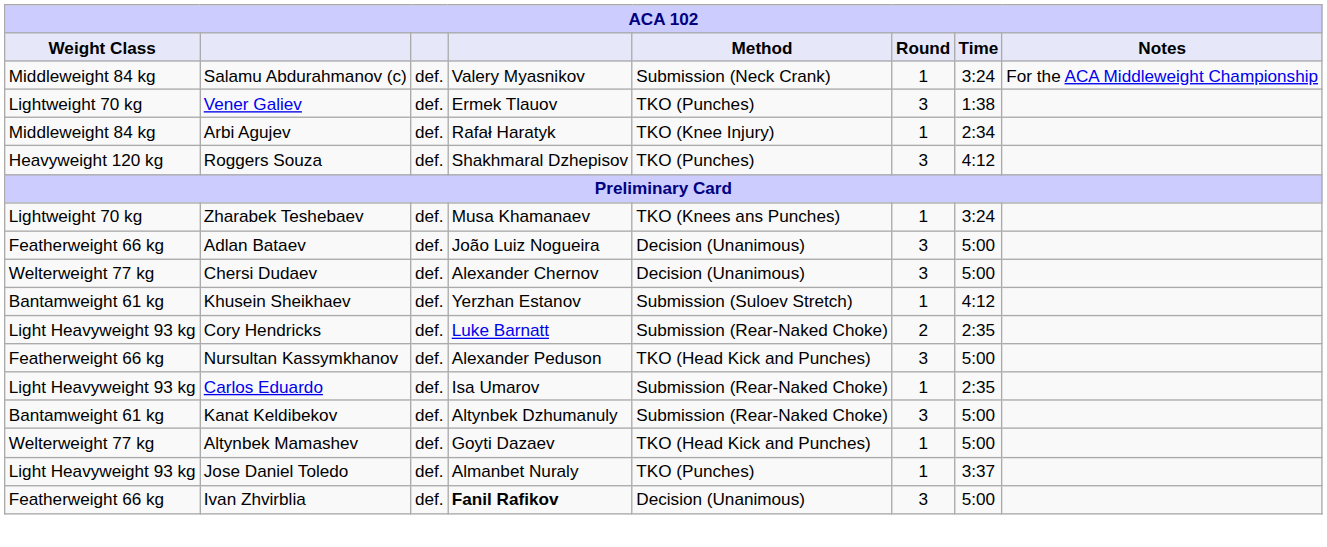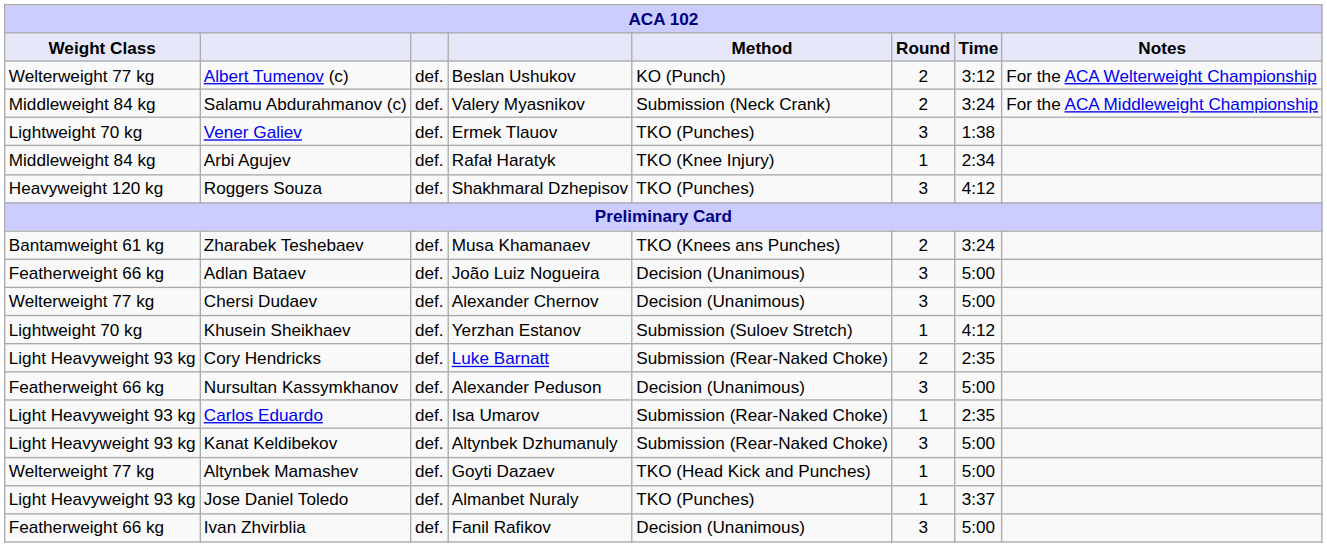+ row: (276, 75)
(923, 75) 1 -> (923, 103) 2
(75, 216) Lightweight 70 kg -> (86, 245) Bantamweight 61 kg
(923, 216) 1 -> (923, 245) 2
(86, 301) Bantamweight 61 kg -> (75, 330) Lightweight 70 kg
(753, 358) TKO (Head Kick and Punches) -> (721, 386) Decision (Unanimous)
(86, 414) Bantamweight 61 kg -> (102, 443) Light Heavyweight 93 kg
(505, 499) bold -> (501, 527) normal
